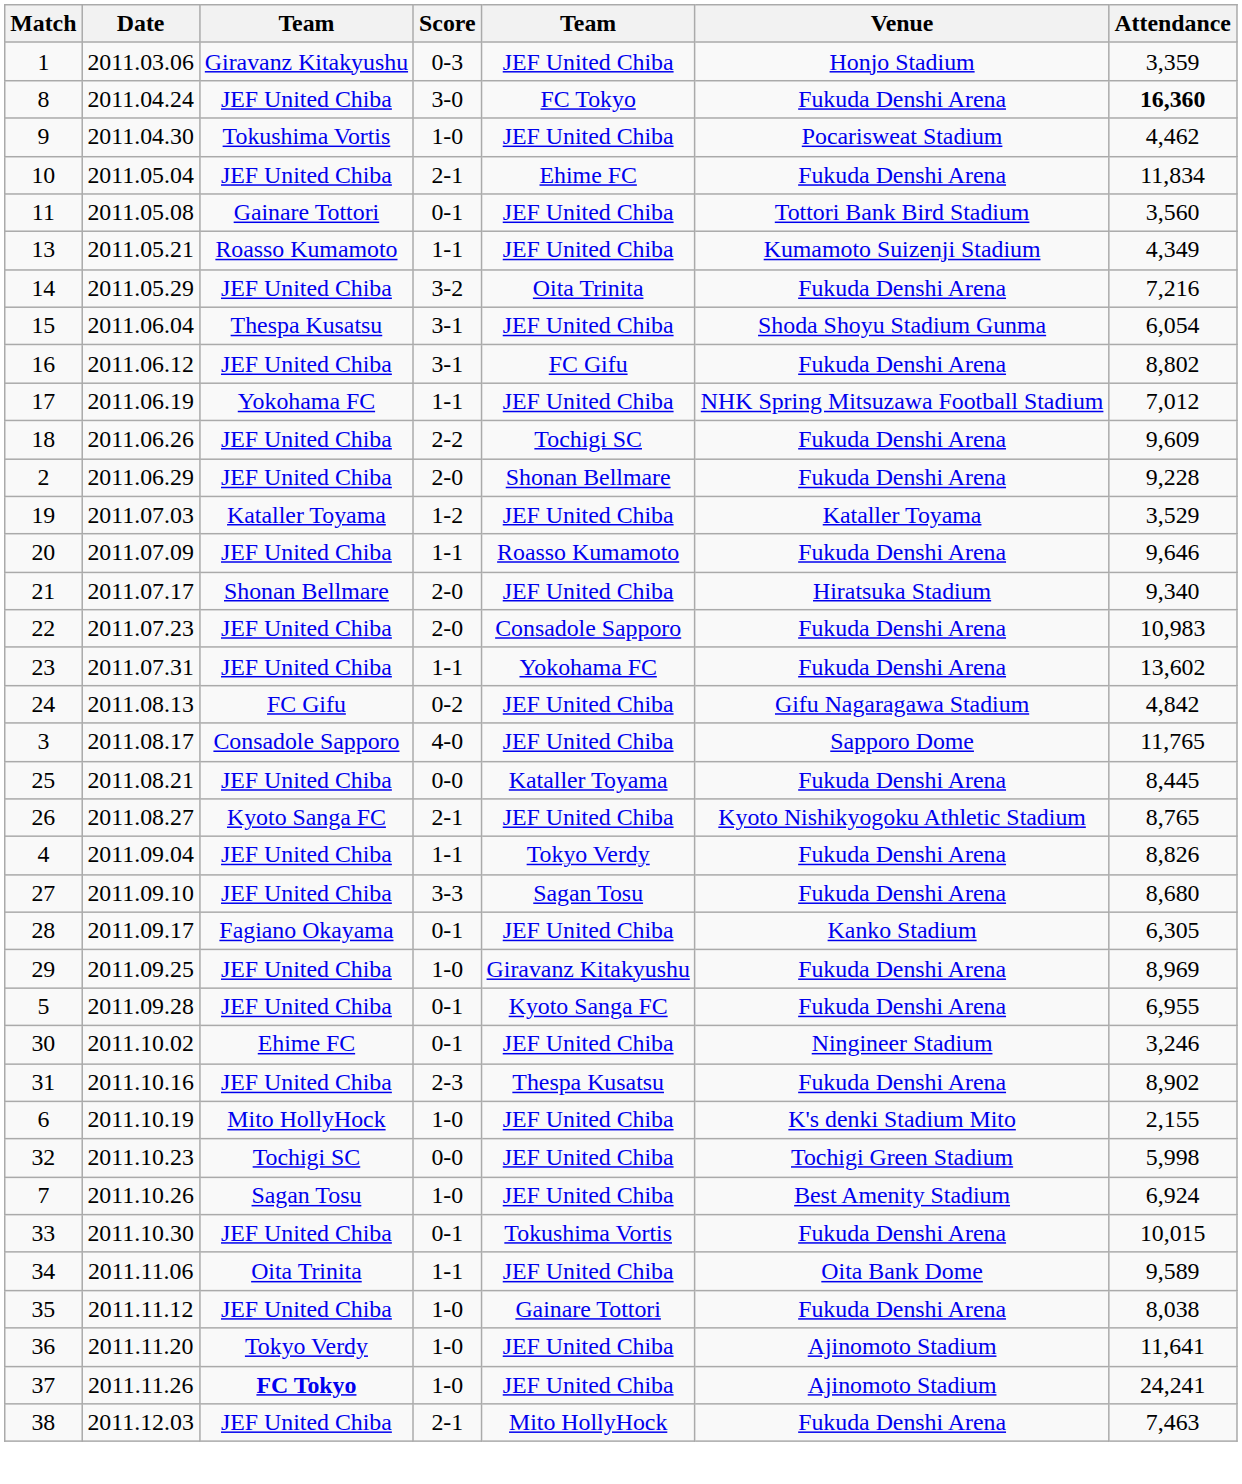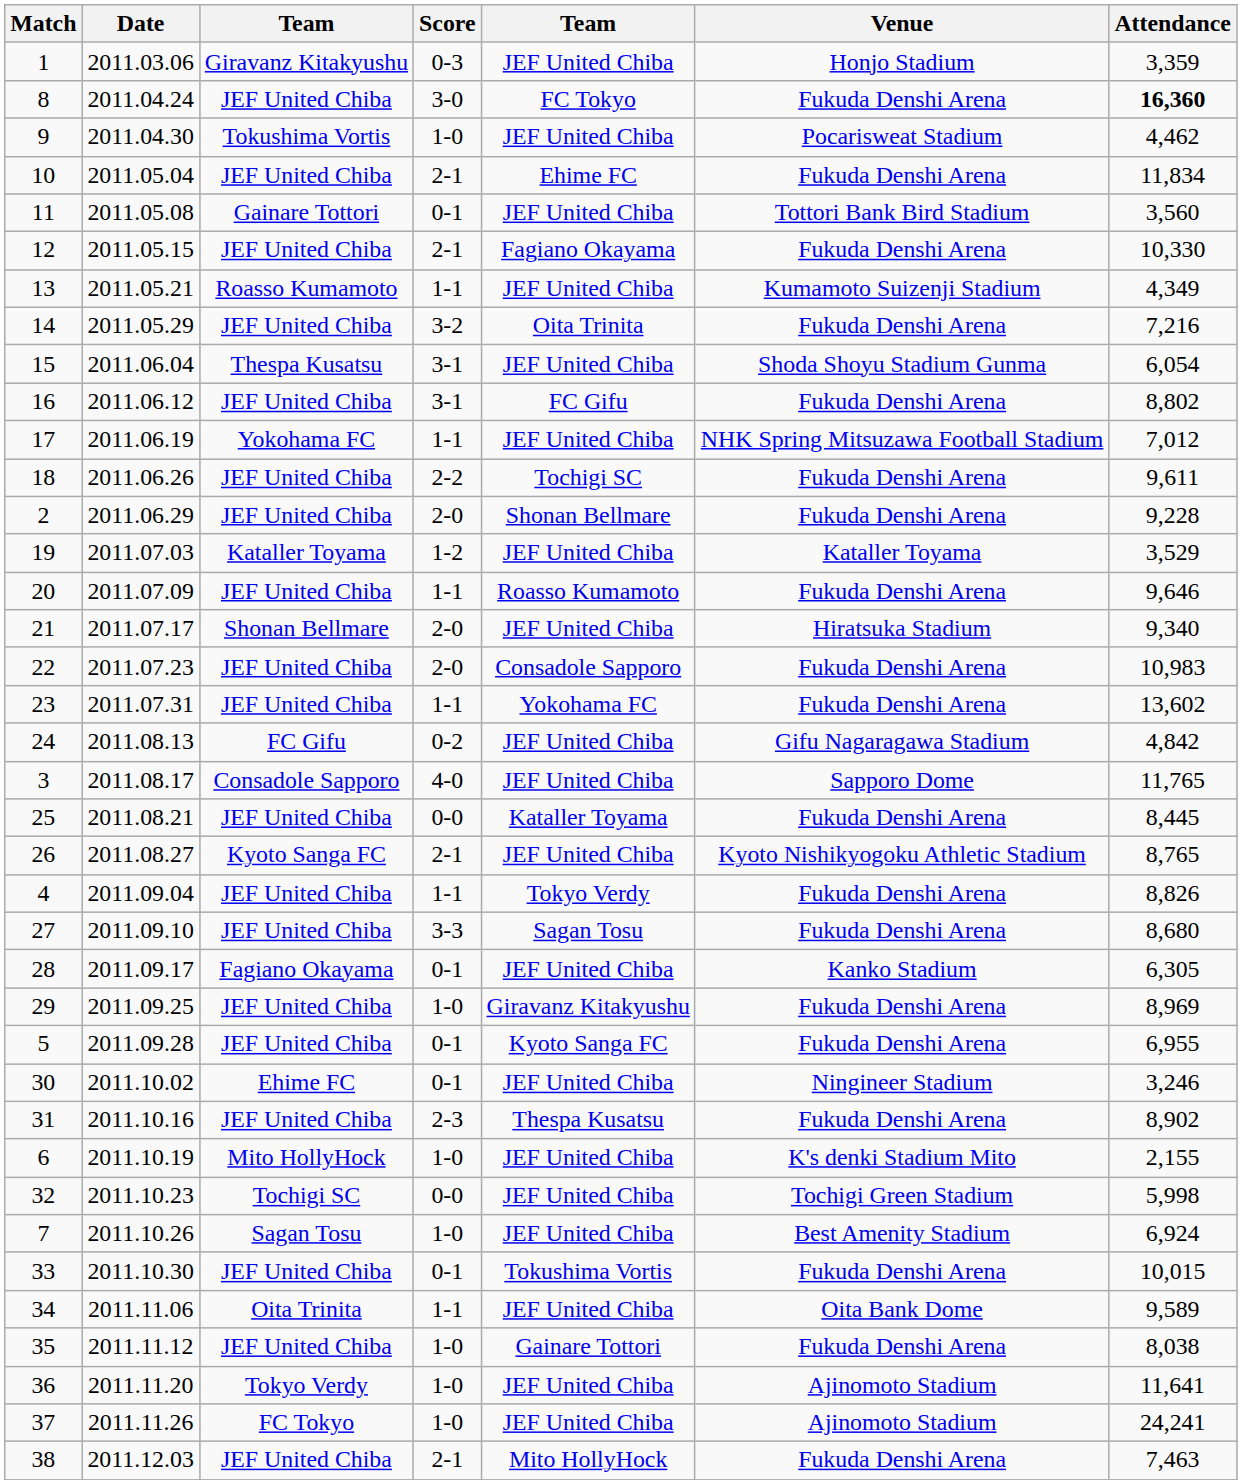+ row: (43, 250)
(1173, 439) 9,609 -> (1173, 477) 9,611
(306, 1384) bold -> (306, 1422) normal
